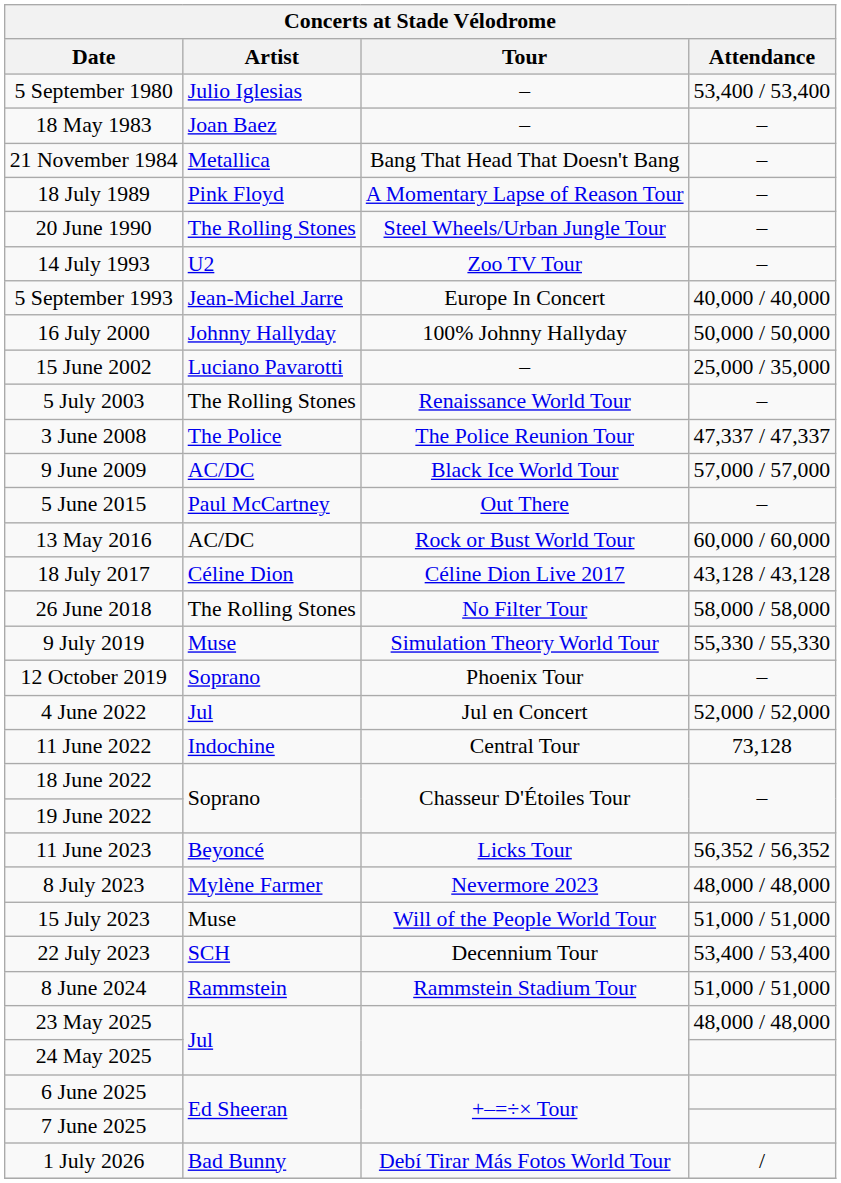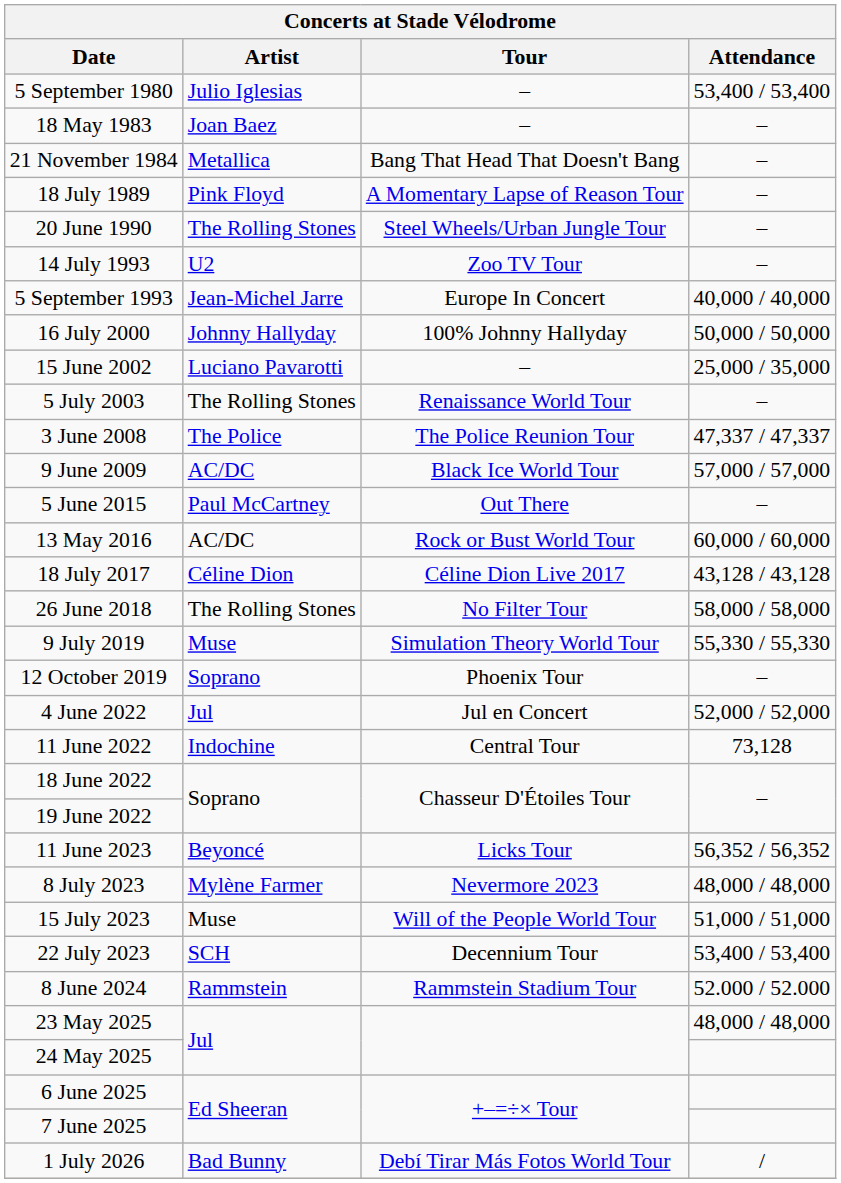(762, 988) 51,000 / 51,000 -> (762, 988) 52.000 / 52.000
